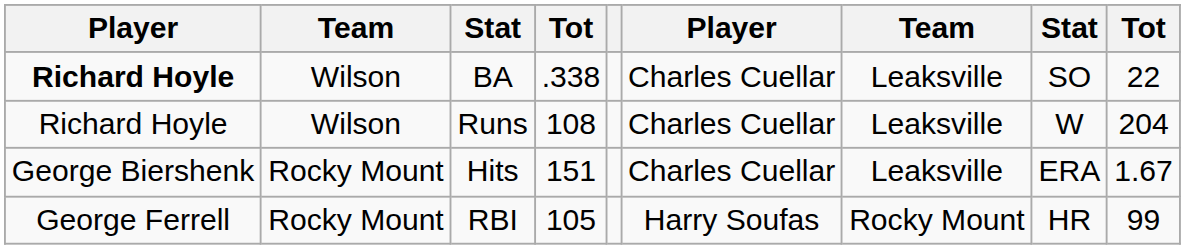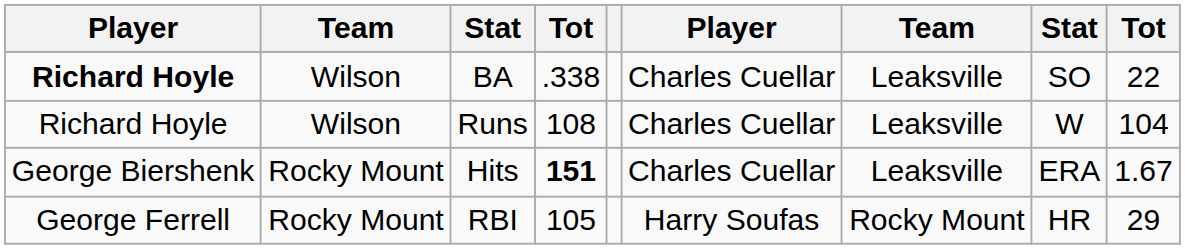(1144, 123) 204 -> (1144, 123) 104
(571, 171) normal -> (571, 171) bold
(1144, 219) 99 -> (1144, 219) 29
